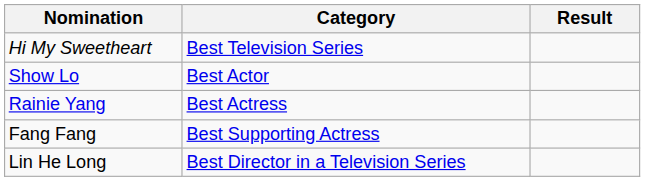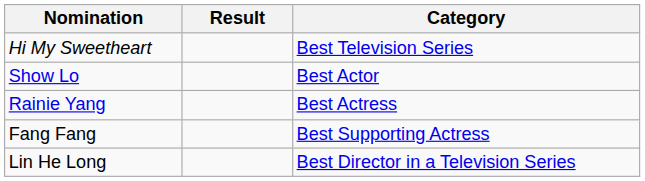columns swapped: (356, 18) <-> (585, 18)
